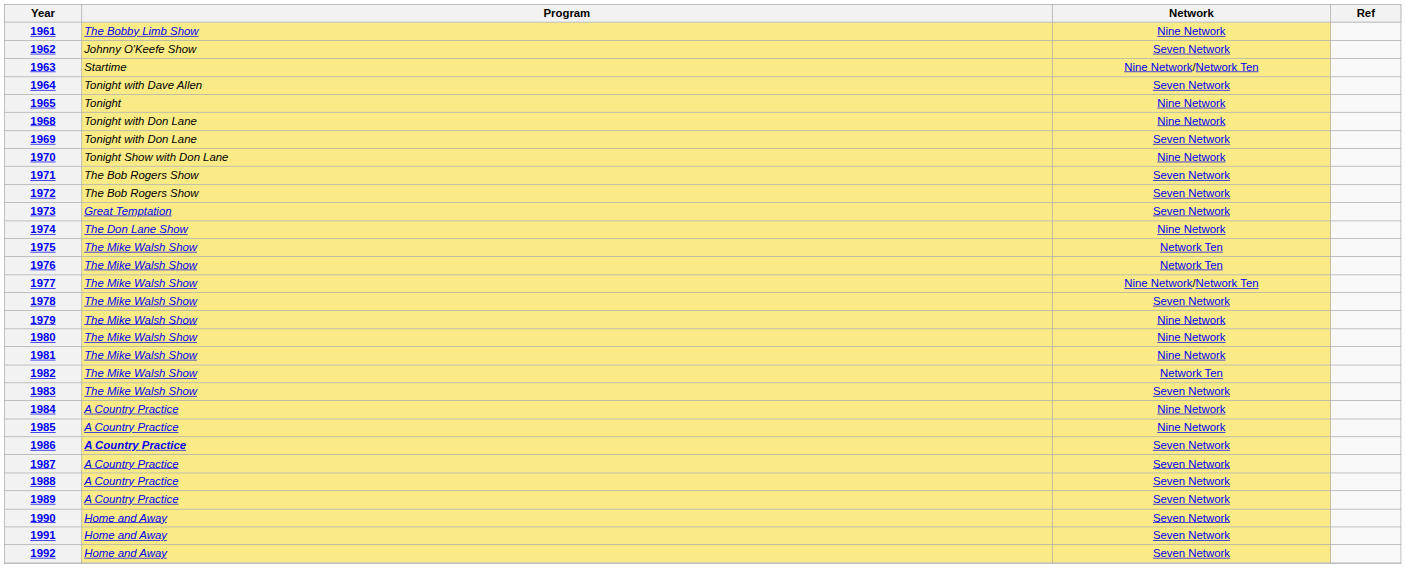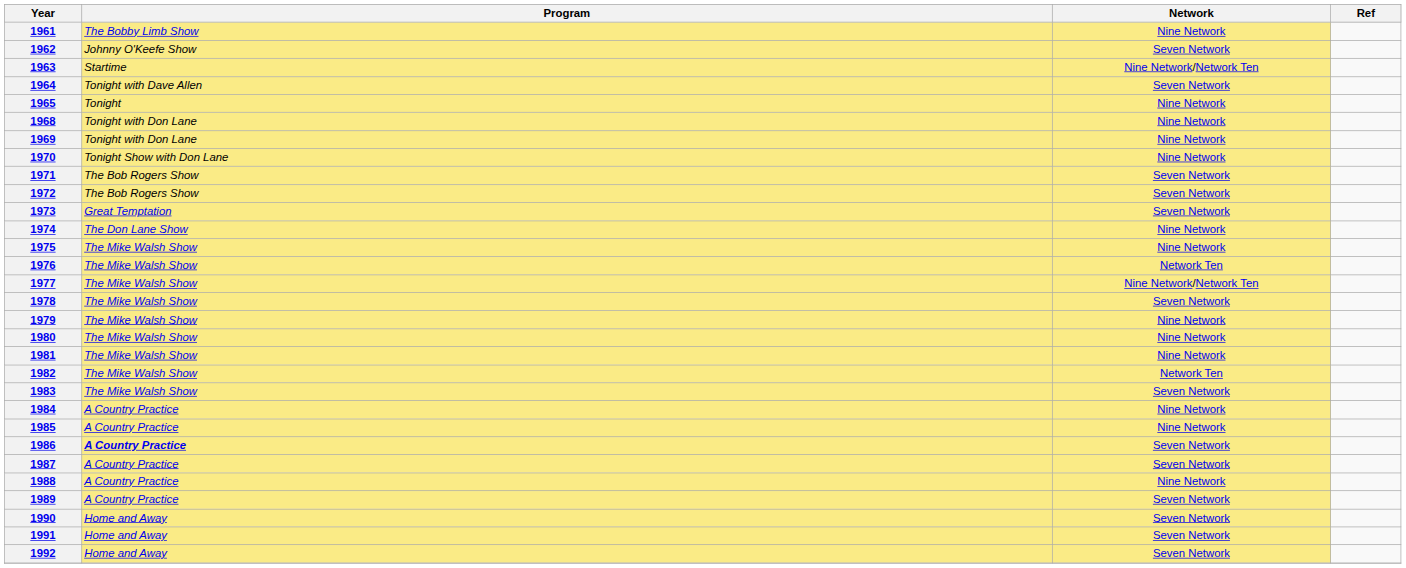(1191, 139) Seven Network -> (1191, 139) Nine Network
(1191, 247) Network Ten -> (1191, 247) Nine Network
(1191, 481) Seven Network -> (1191, 481) Nine Network
